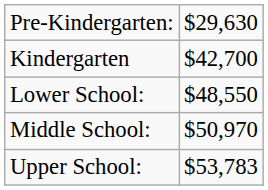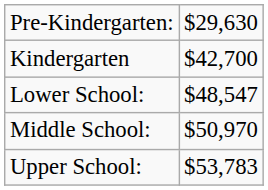(221, 94) $48,550 -> (221, 94) $48,547
